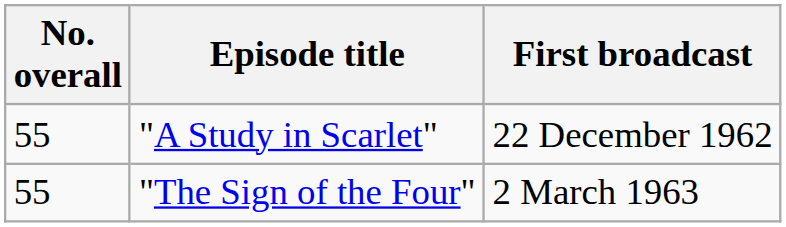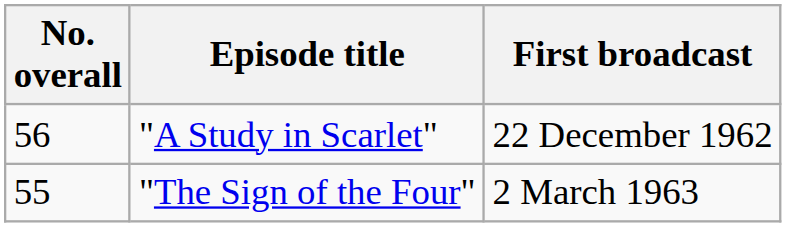(32, 133) 55 -> (32, 133) 56
